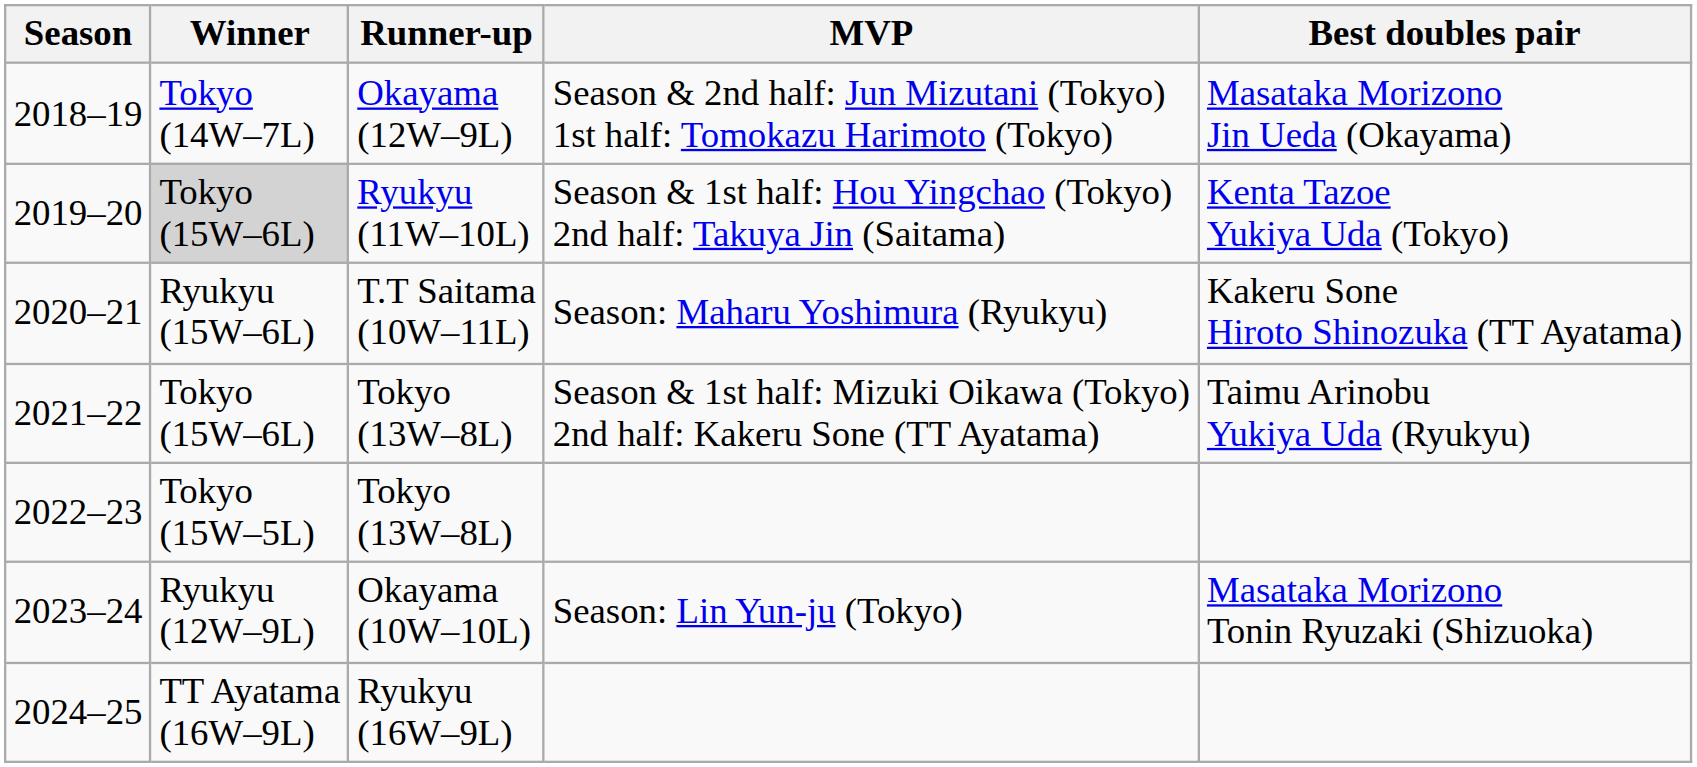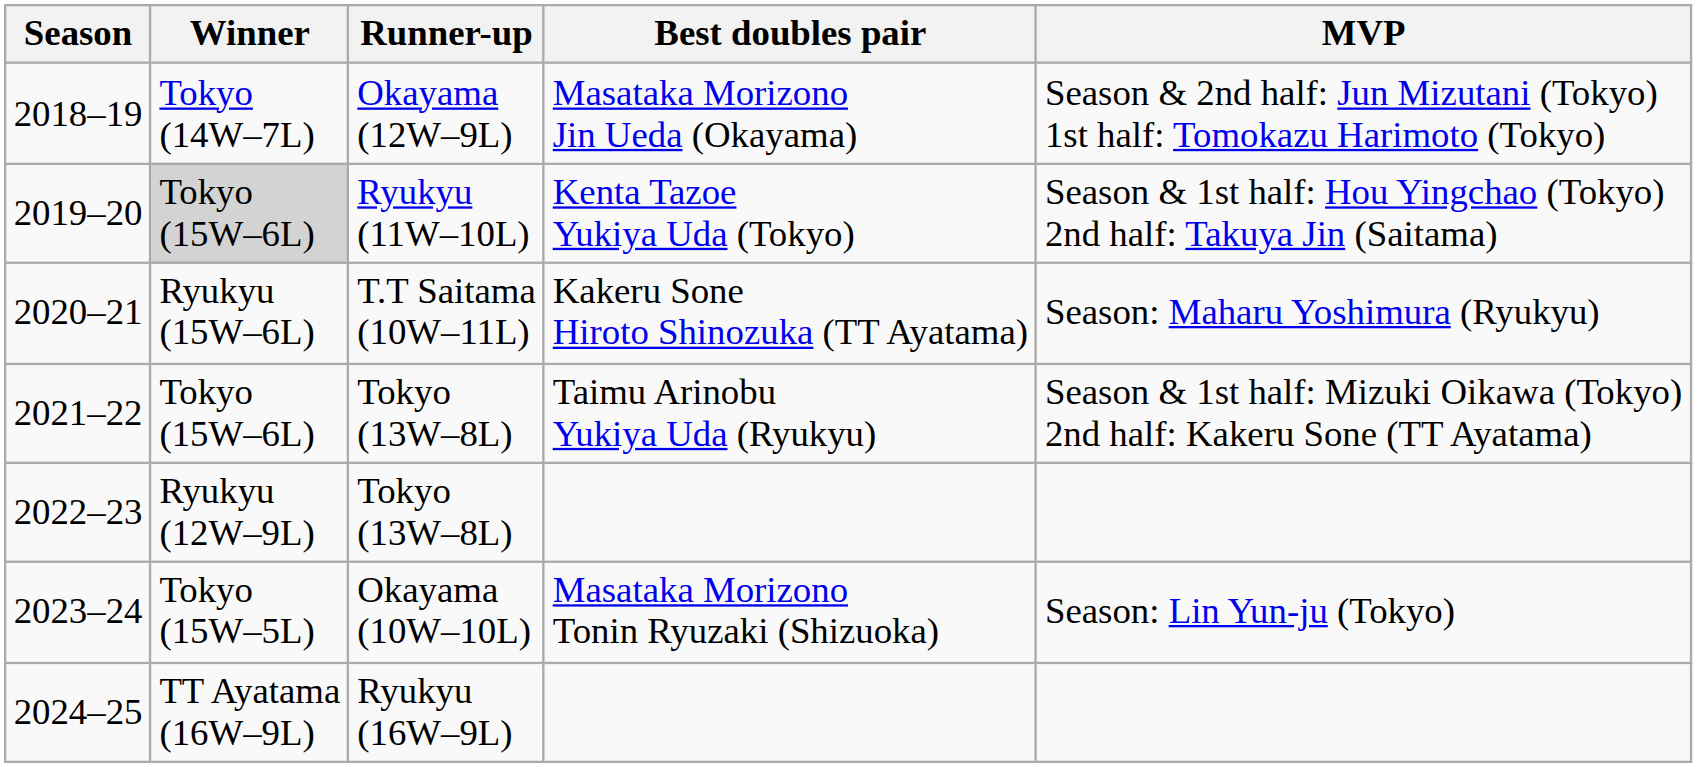columns swapped: (871, 33) <-> (1445, 33)
(237, 511) Tokyo (15W–5L) -> (237, 511) Ryukyu (12W–9L)
(237, 611) Ryukyu (12W–9L) -> (237, 611) Tokyo (15W–5L)
